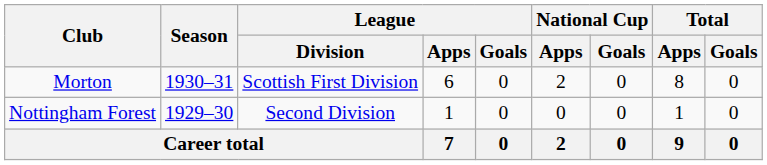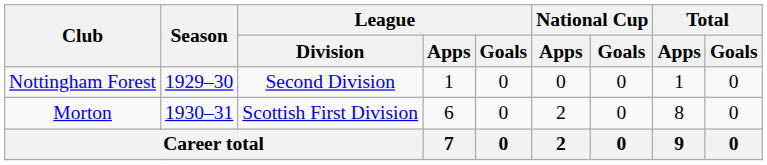rows swapped: (83, 112) <-> (83, 81)
